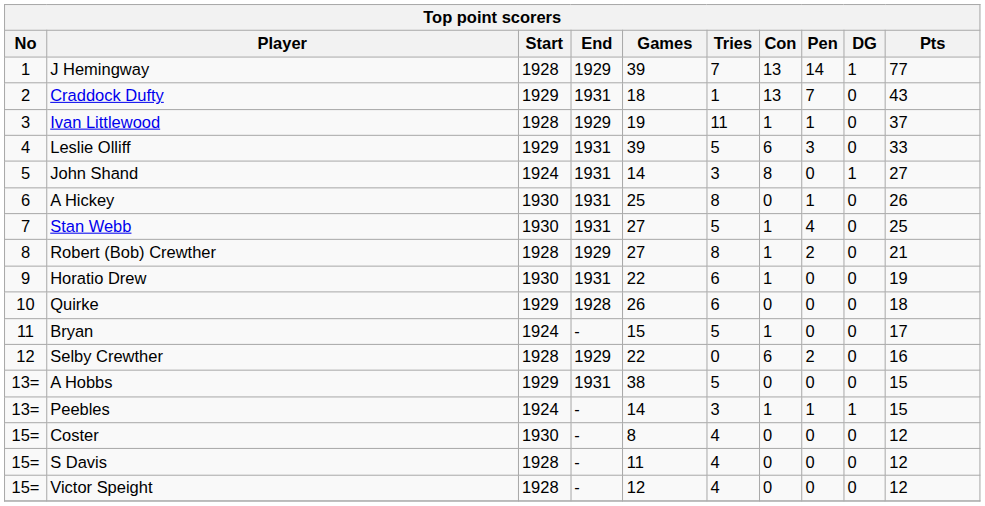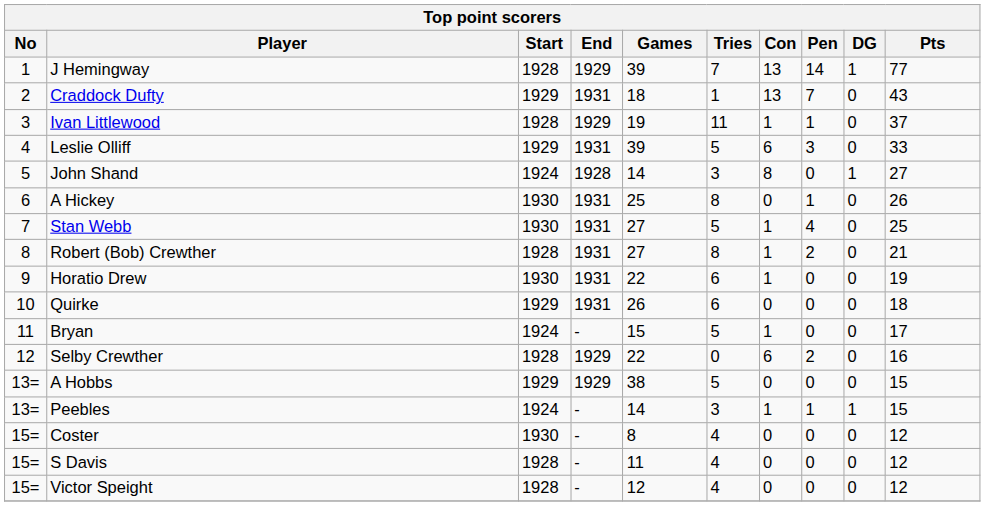(593, 174) 1931 -> (593, 174) 1928
(593, 252) 1929 -> (593, 252) 1931
(593, 305) 1928 -> (593, 305) 1931
(593, 383) 1931 -> (593, 383) 1929
